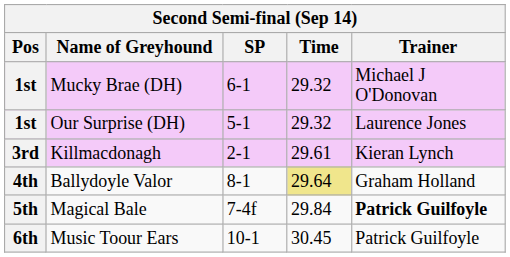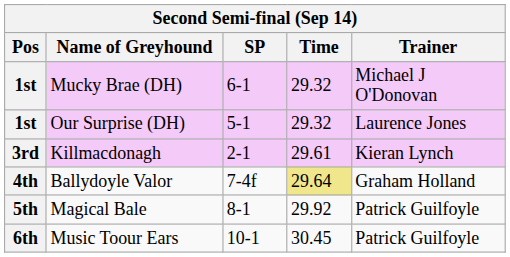(239, 180) 8-1 -> (242, 180) 7-4f
(242, 209) 7-4f -> (239, 209) 8-1
(311, 209) 29.84 -> (311, 209) 29.92
(421, 209) bold -> (417, 209) normal
